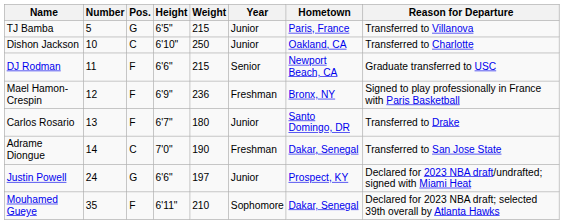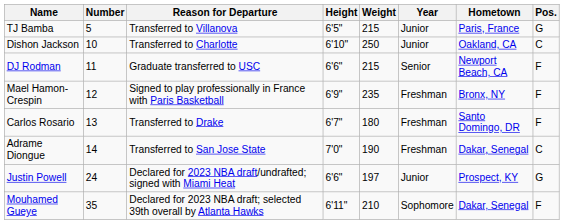columns swapped: (140, 12) <-> (461, 12)
(201, 94) 236 -> (371, 94) 235
(245, 122) Junior -> (424, 122) Freshman
